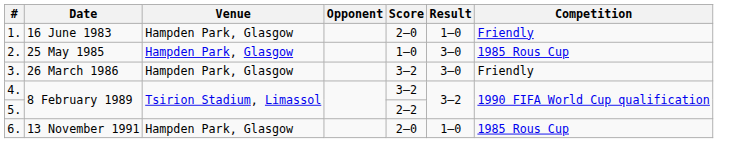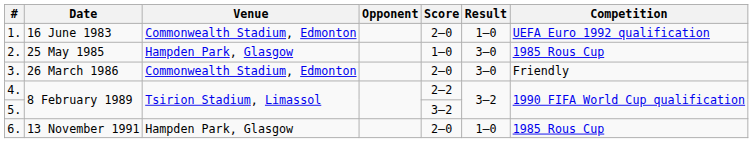(219, 33) Hampden Park, Glasgow -> (251, 33) Commonwealth Stadium, Edmonton
(506, 33) Friendly -> (611, 33) UEFA Euro 1992 qualification
(219, 71) Hampden Park, Glasgow -> (251, 71) Commonwealth Stadium, Edmonton
(406, 71) 3–2 -> (442, 71) 2–0
(406, 90) 3–2 -> (442, 90) 2–2
(406, 109) 2–2 -> (442, 109) 3–2
